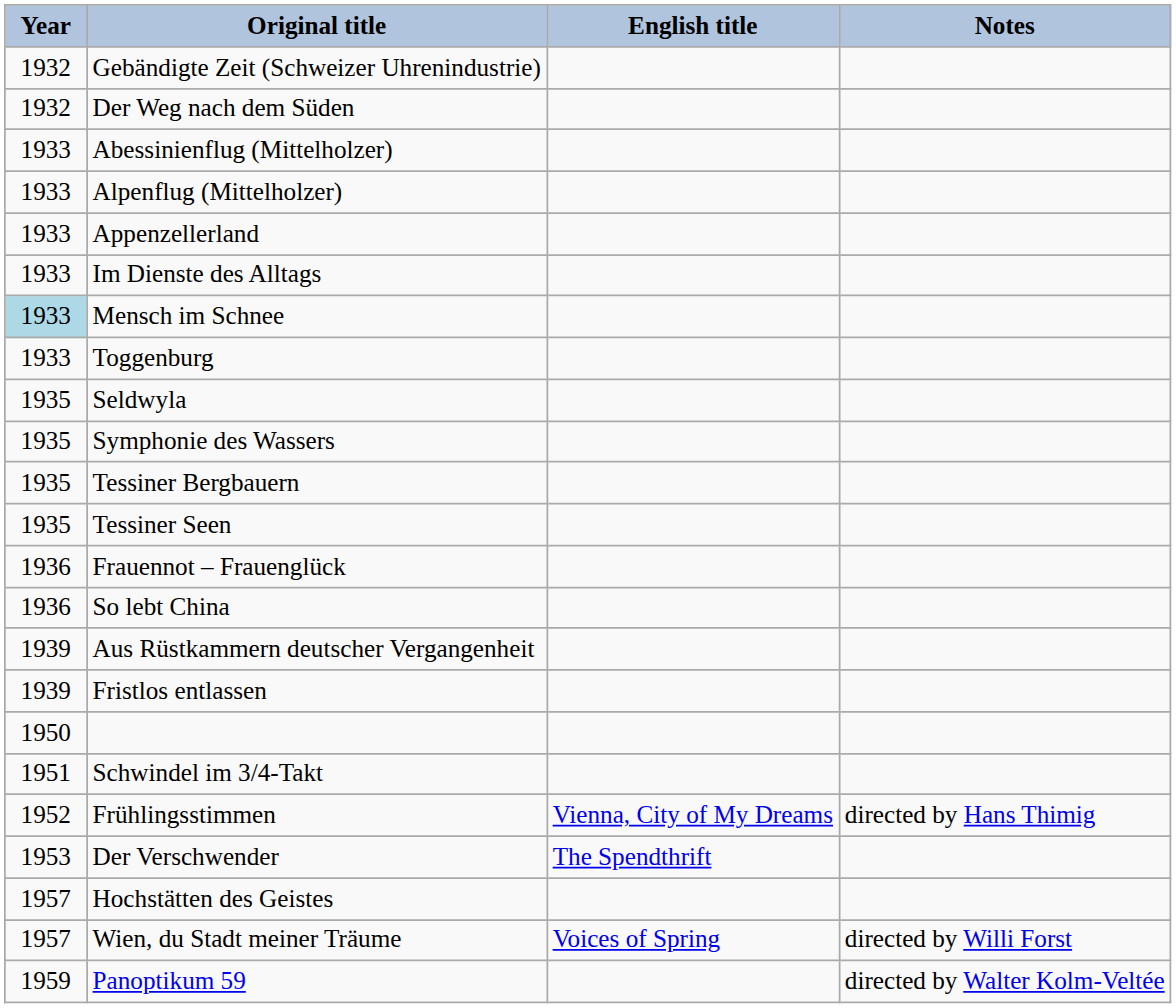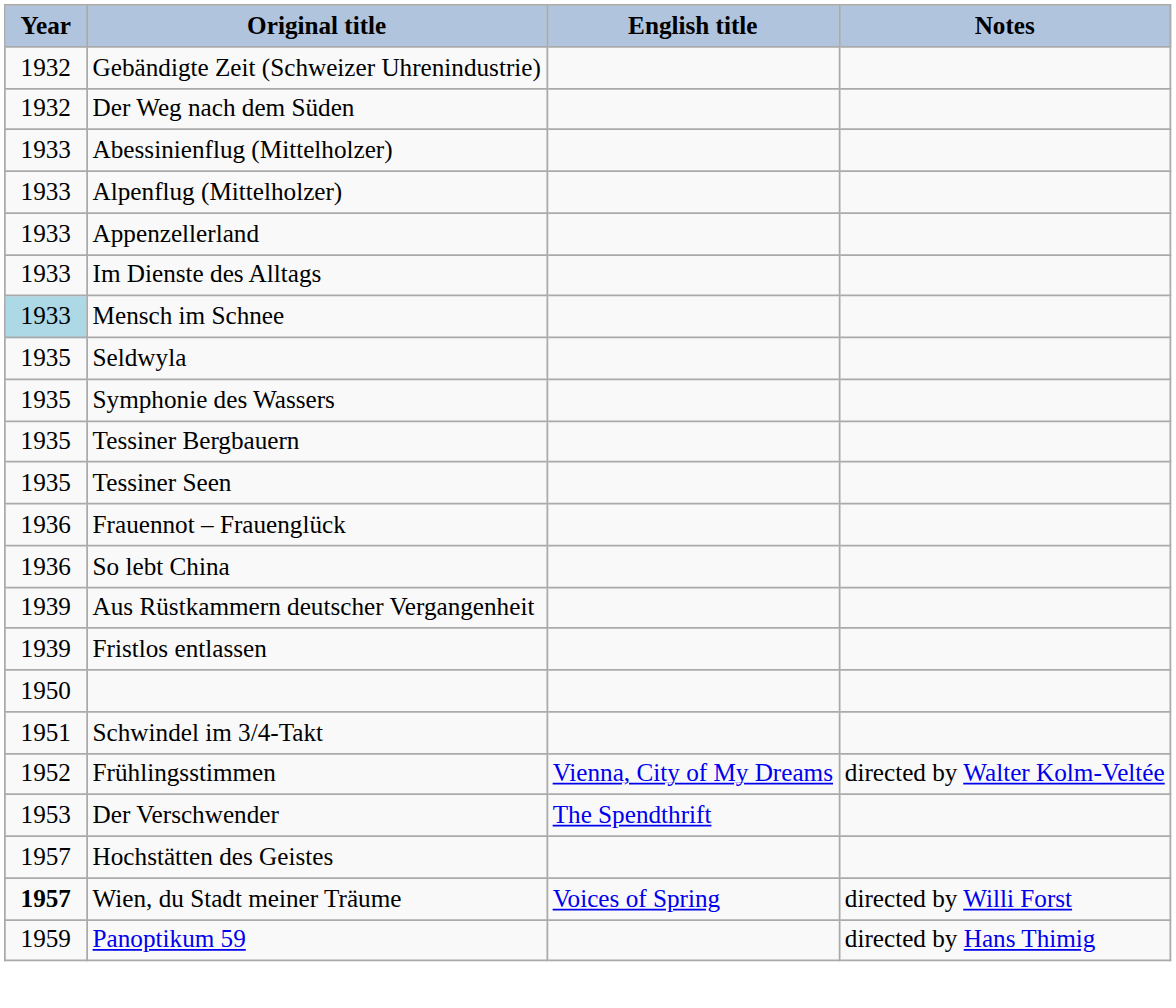- row: (153, 358)
(970, 815) directed by Hans Thimig -> (1005, 773) directed by Walter Kolm-Veltée
(46, 940) normal -> (46, 898) bold
(1005, 981) directed by Walter Kolm-Veltée -> (970, 940) directed by Hans Thimig
